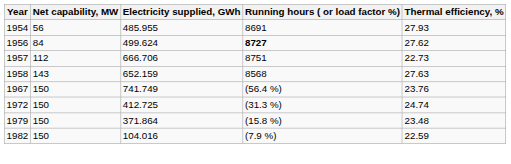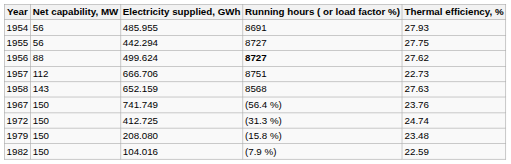+ row: (17, 43)
(38, 43) 84 -> (38, 58) 88
(140, 120) 371.864 -> (140, 136) 208.080
